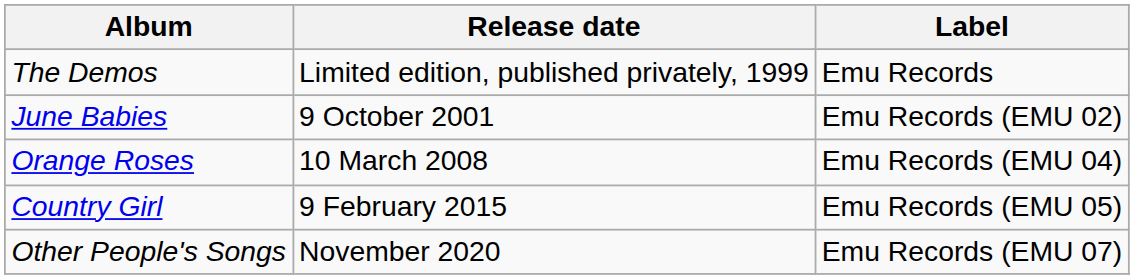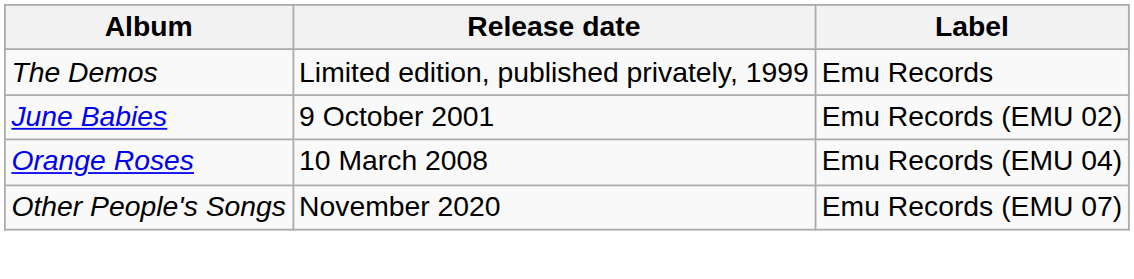- row: (87, 206)
